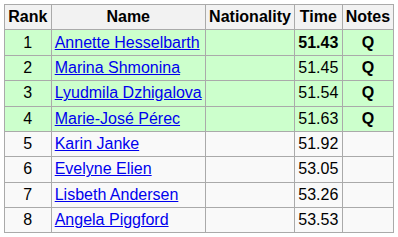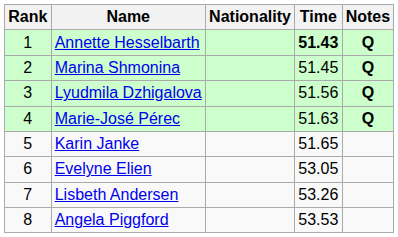(318, 93) 51.54 -> (318, 93) 51.56
(318, 144) 51.92 -> (318, 144) 51.65
